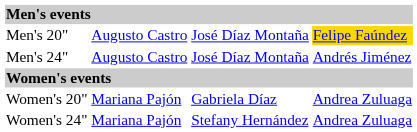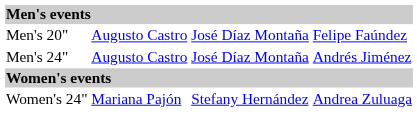(360, 35) gold background -> (360, 35) no background
- row: (47, 99)
